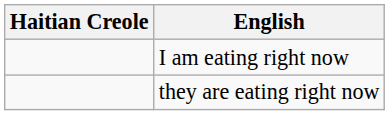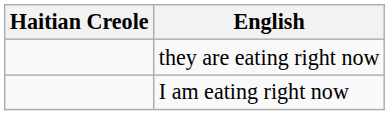rows swapped: (254, 57) <-> (269, 92)
